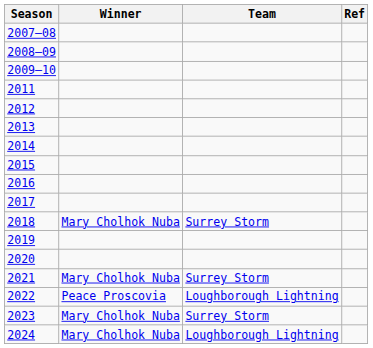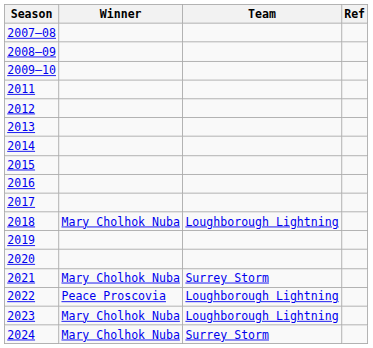(227, 221) Surrey Storm -> (262, 221) Loughborough Lightning
(227, 316) Surrey Storm -> (262, 316) Loughborough Lightning
(262, 334) Loughborough Lightning -> (227, 334) Surrey Storm
